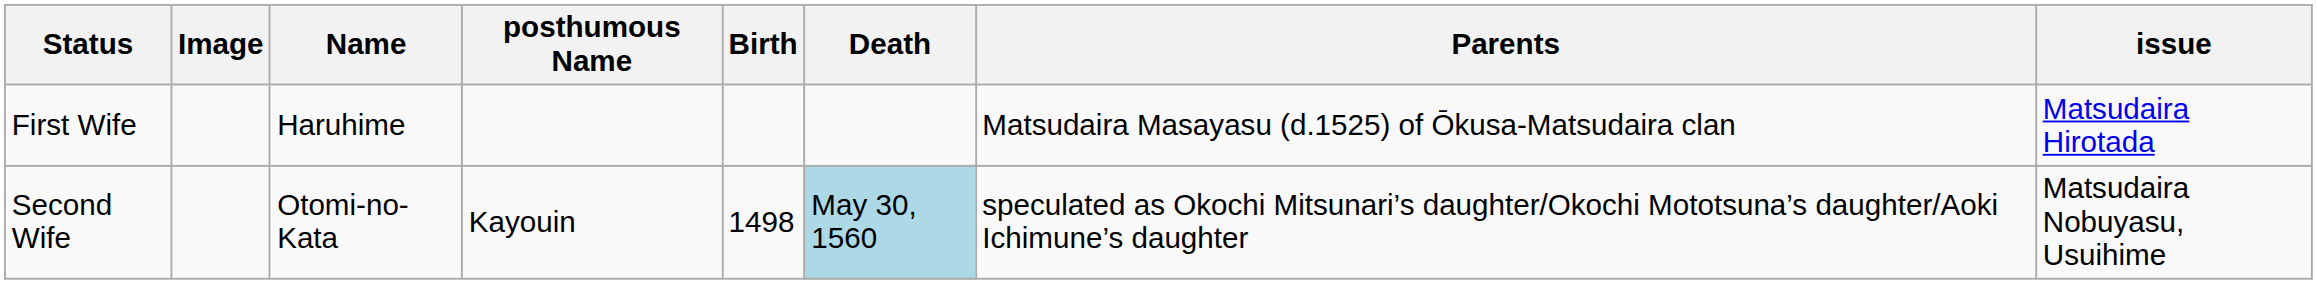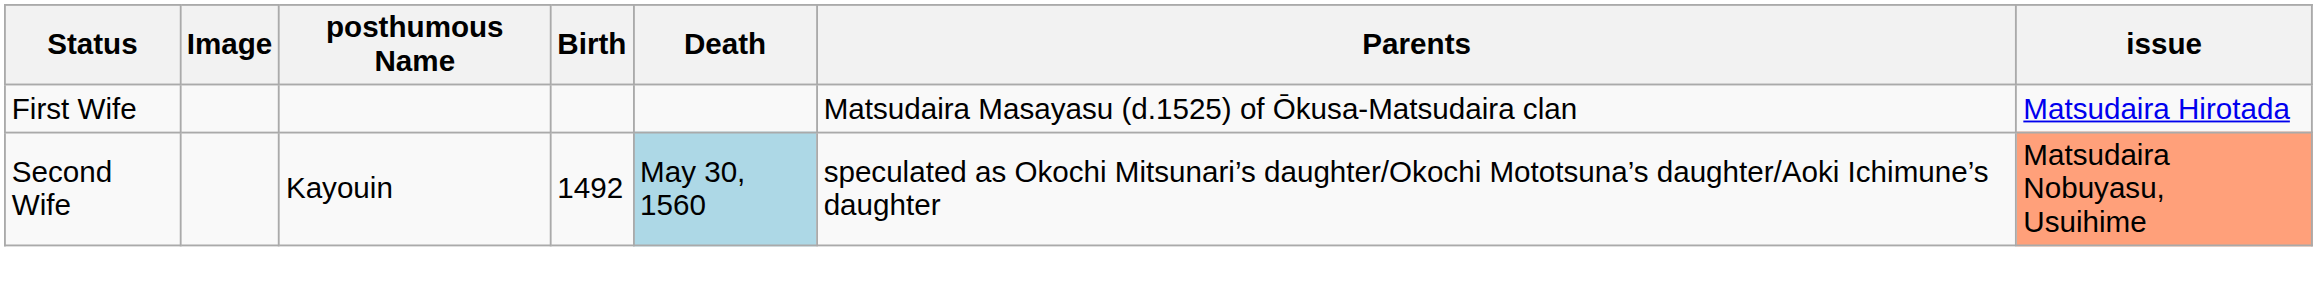- column: (366, 44)
(762, 221) 1498 -> (590, 188) 1492
(2116, 221) no background -> (2097, 188) lightsalmon background
